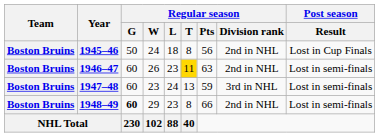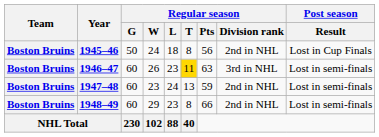(252, 68) 2nd in NHL -> (252, 68) 3rd in NHL
(252, 87) 3rd in NHL -> (252, 87) 2nd in NHL
(132, 105) bold -> (132, 105) normal
